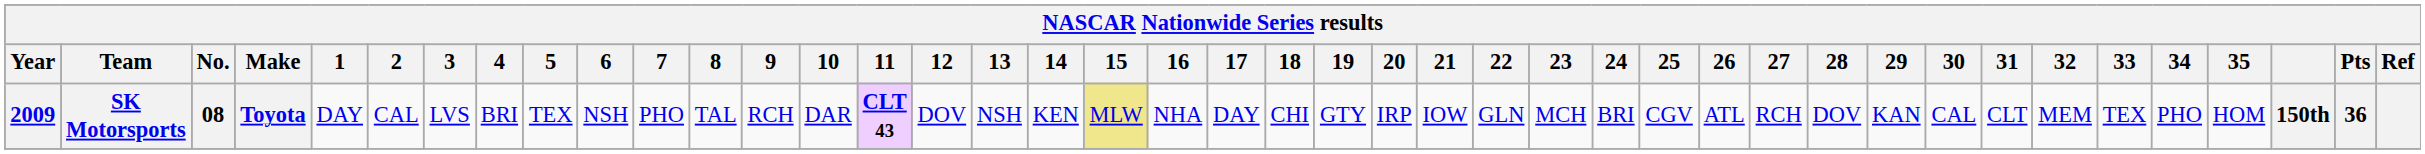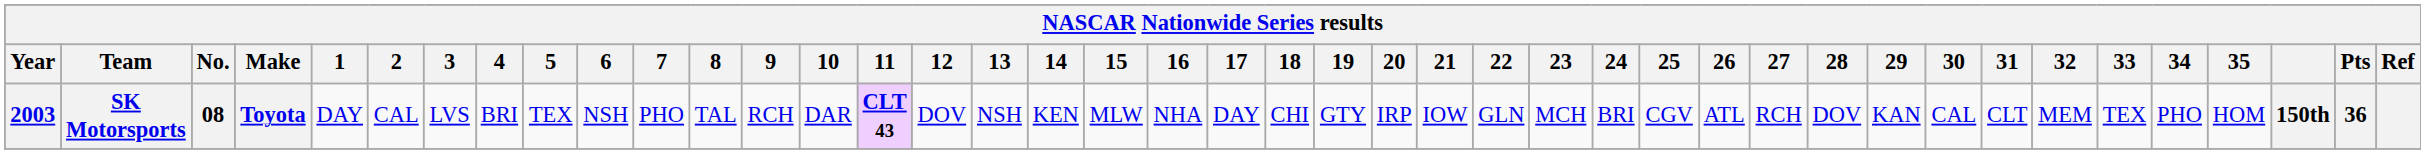(33, 115) 2009 -> (33, 115) 2003
(1116, 115) khaki background -> (1116, 115) no background
